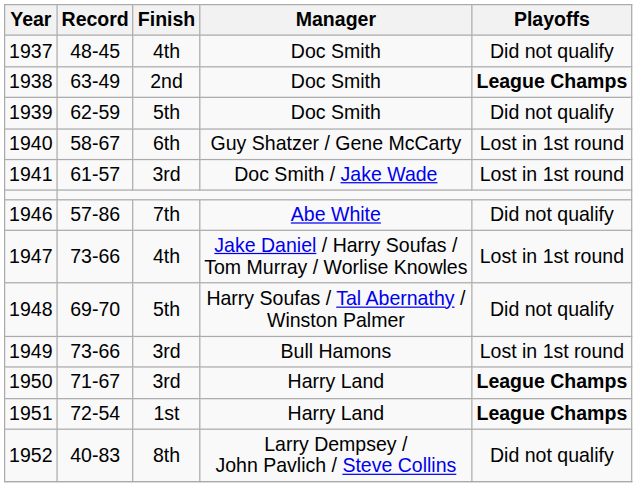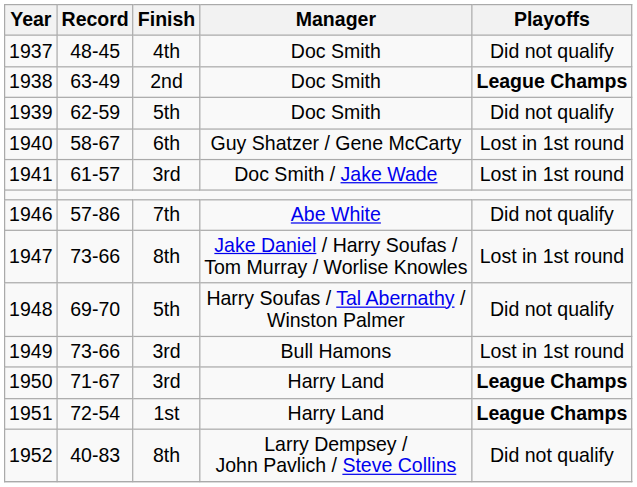(167, 256) 4th -> (167, 256) 8th
